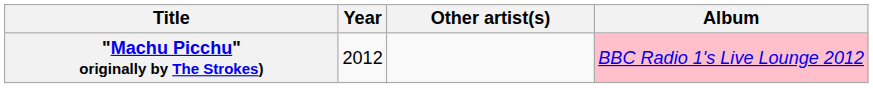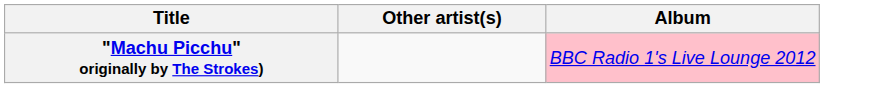- column: (363, 18)
